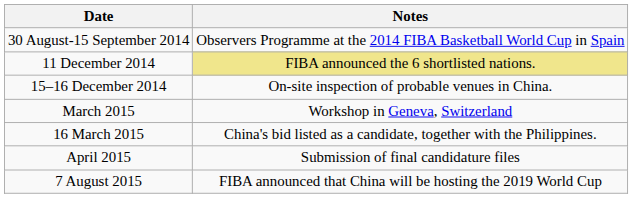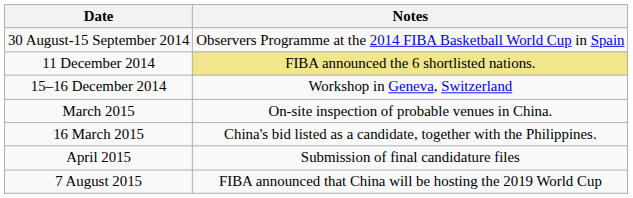(410, 87) On-site inspection of probable venues in China. -> (410, 87) Workshop in Geneva, Switzerland
(410, 110) Workshop in Geneva, Switzerland -> (410, 110) On-site inspection of probable venues in China.
